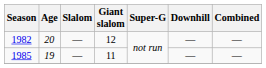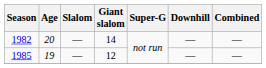(111, 39) 12 -> (111, 39) 14
(111, 55) 11 -> (111, 55) 12
